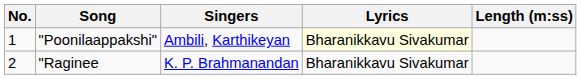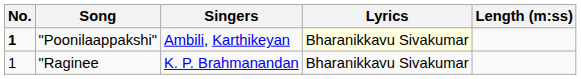(12, 40) normal -> (12, 40) bold
(12, 63) 2 -> (12, 63) 1
